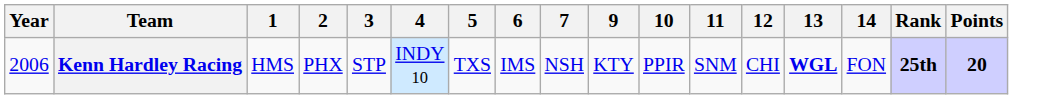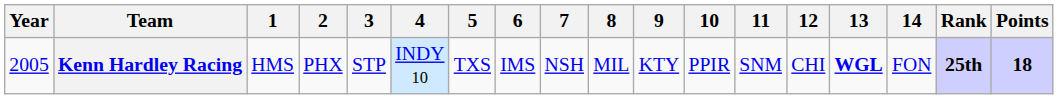+ column: (611, 21)
(29, 65) 2006 -> (29, 65) 2005
(977, 65) 20 -> (1022, 65) 18
